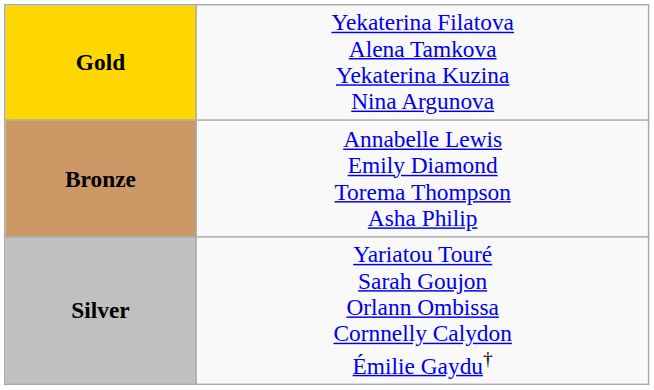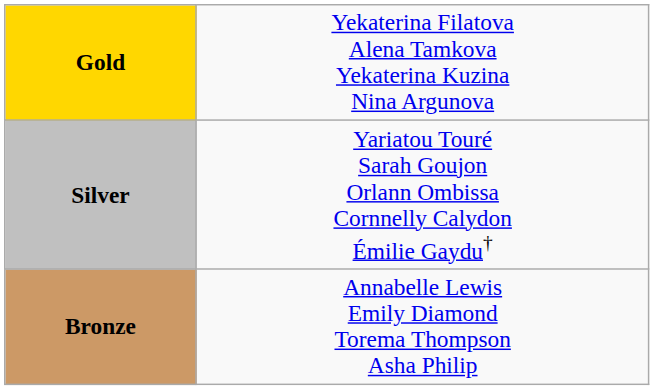rows swapped: (100, 310) <-> (100, 178)
